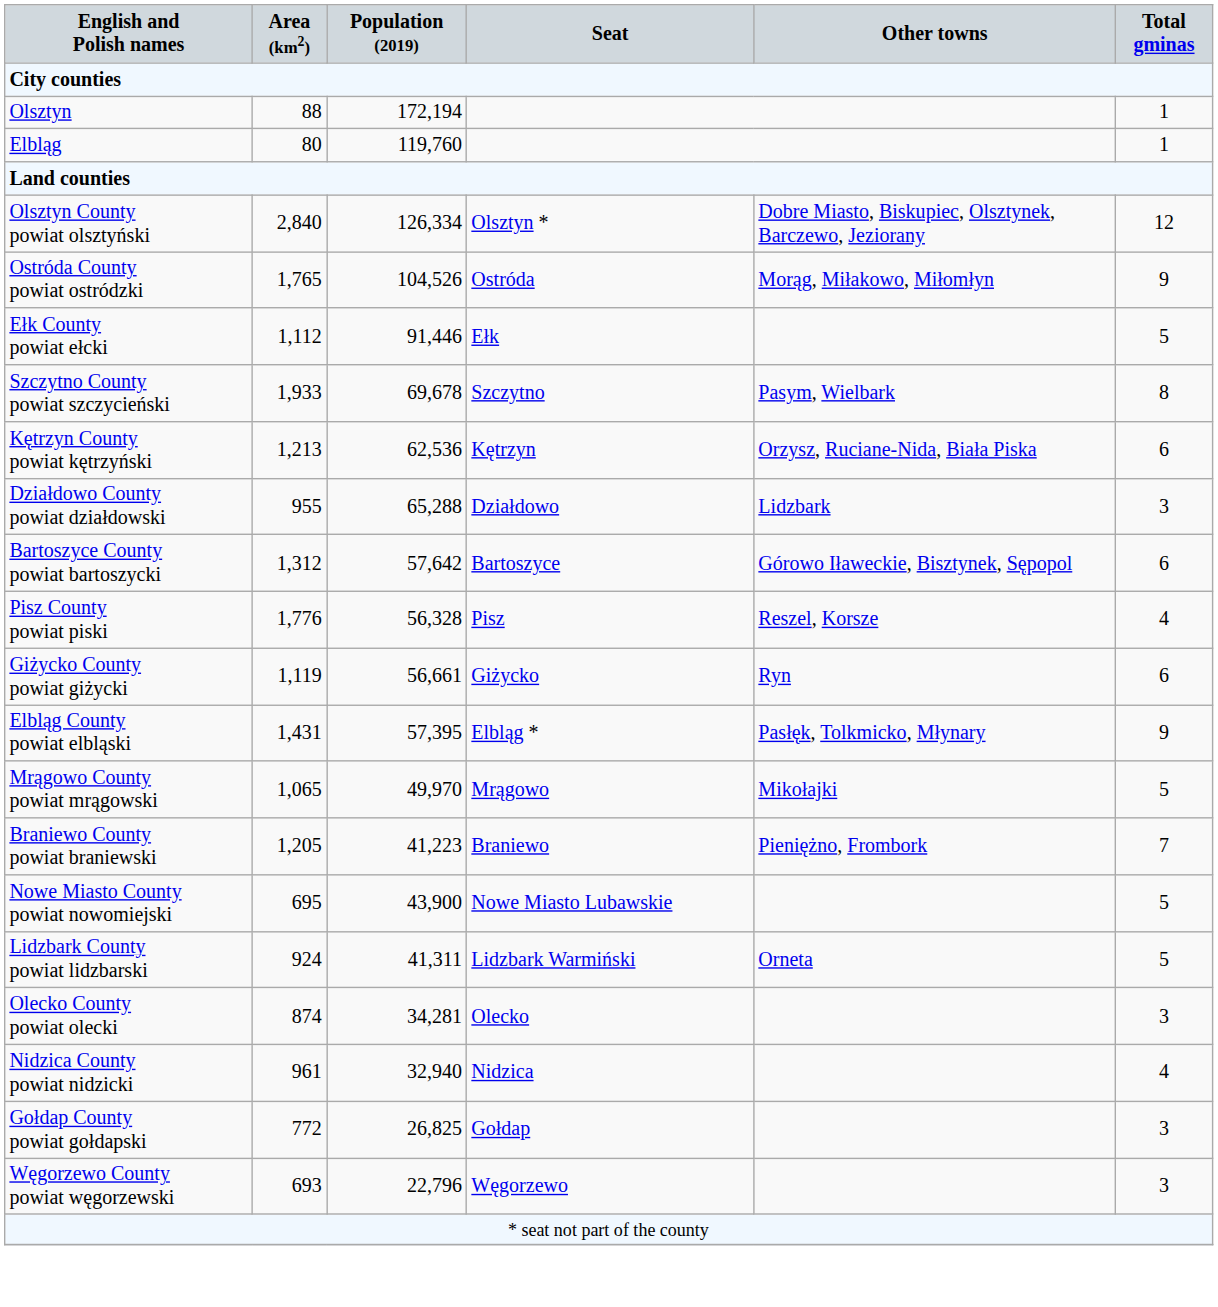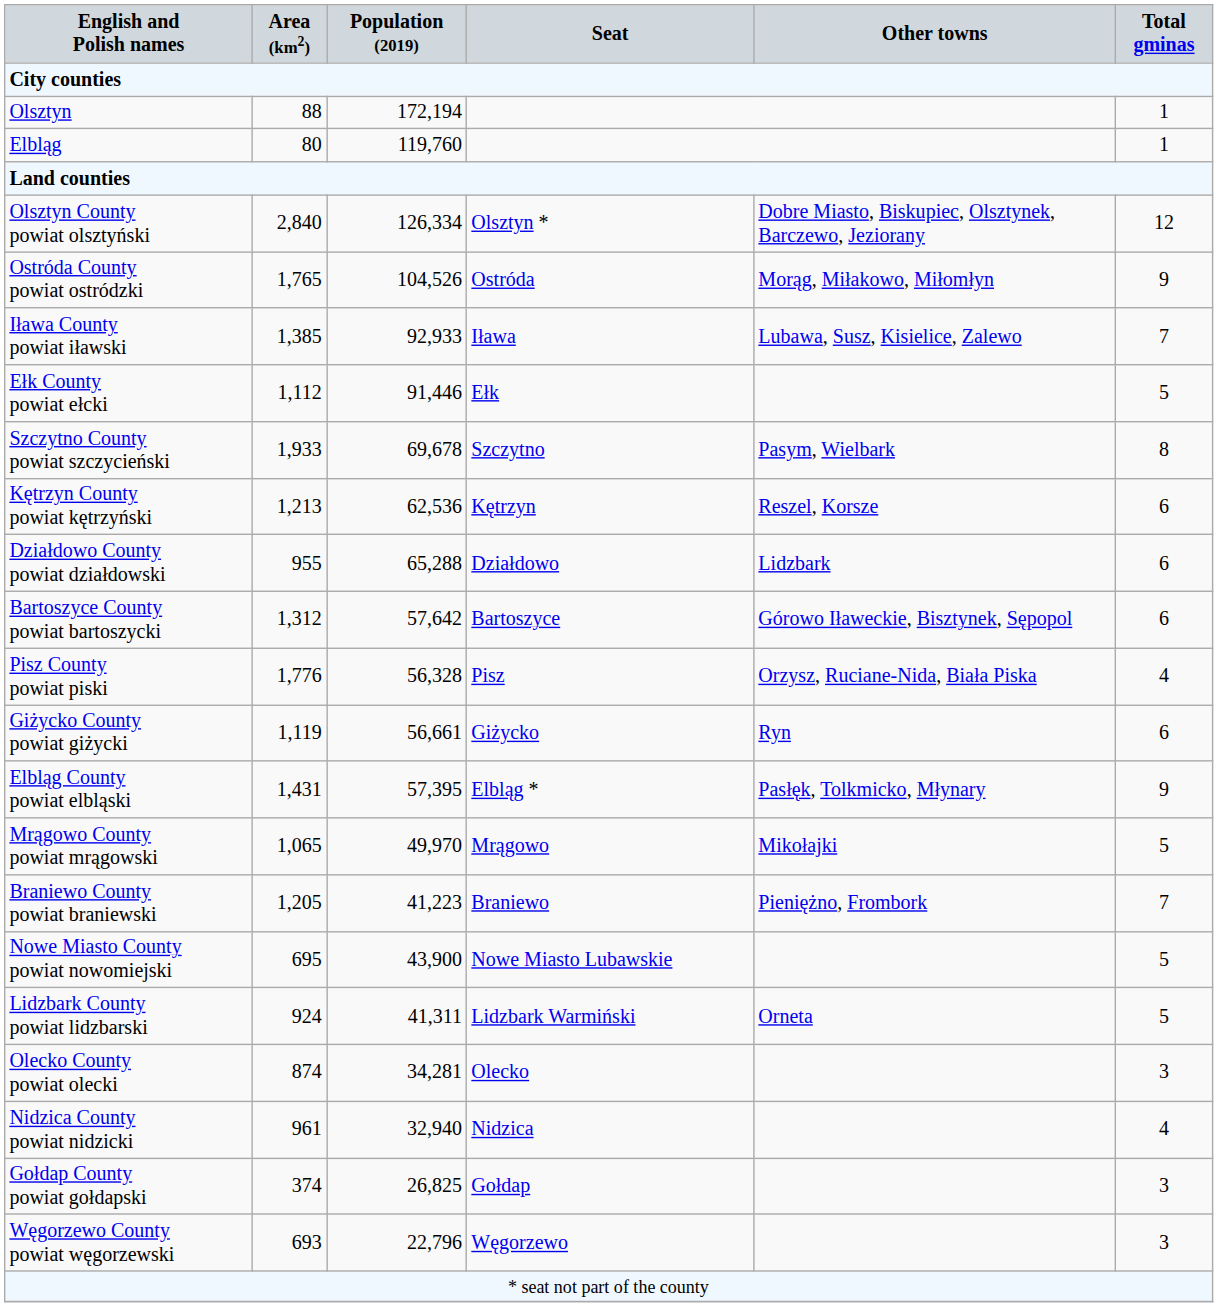+ row: (68, 336)
(898, 449) Orzysz, Ruciane-Nida, Biała Piska -> (818, 506) Reszel, Korsze
(1164, 506) 3 -> (1164, 563) 6
(818, 619) Reszel, Korsze -> (898, 676) Orzysz, Ruciane-Nida, Biała Piska
(307, 1129) 772 -> (307, 1186) 374
